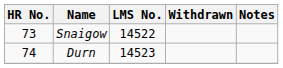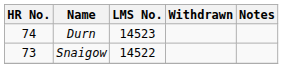rows swapped: (81, 34) <-> (81, 53)
